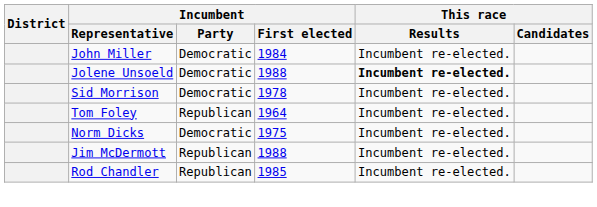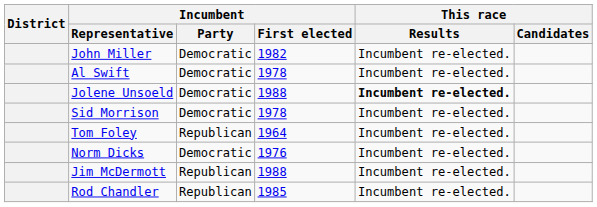(272, 54) 1984 -> (272, 54) 1982
+ row: (100, 73)
(272, 133) 1975 -> (272, 152) 1976
